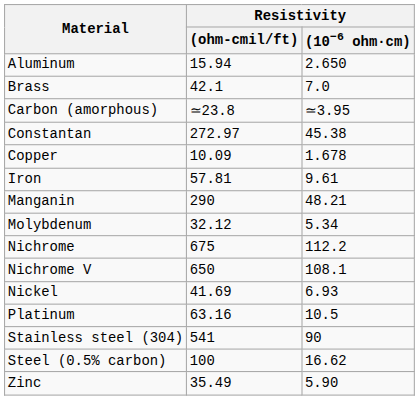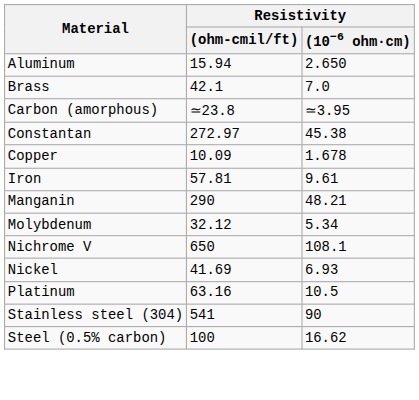- row: (41, 247)
- row: (25, 383)
